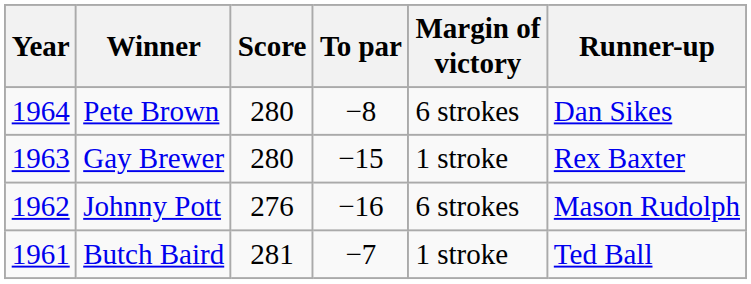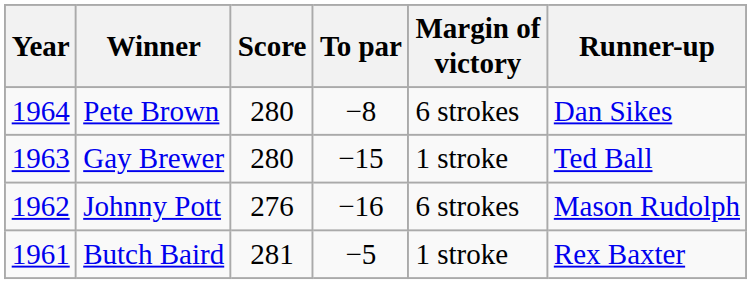(619, 158) Rex Baxter -> (603, 158) Ted Ball
(361, 254) −7 -> (361, 254) −5
(603, 254) Ted Ball -> (619, 254) Rex Baxter
